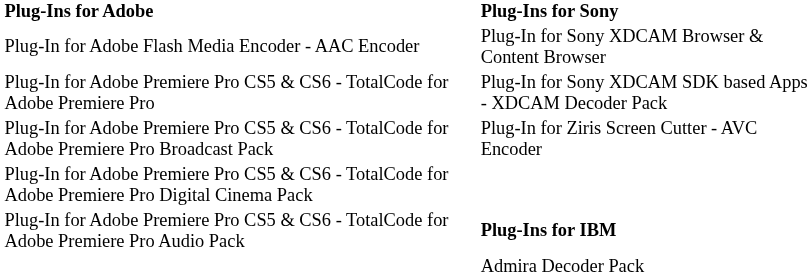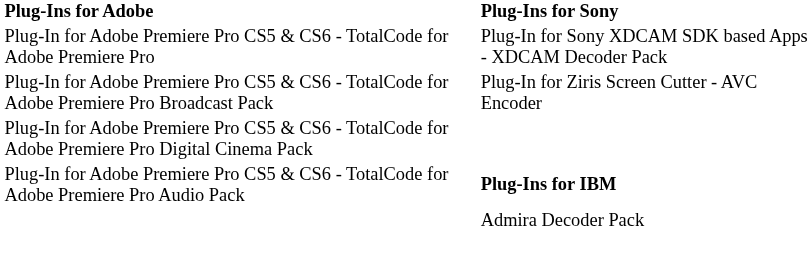- row: (212, 46)
